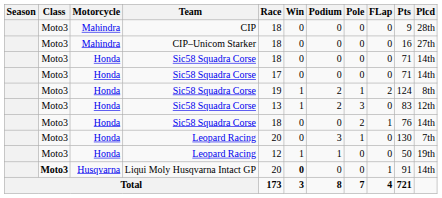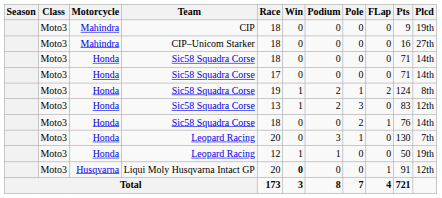(426, 28) 28th -> (425, 28) 19th
(54, 169) bold -> (54, 169) normal
(426, 169) 14th -> (425, 169) 12th
